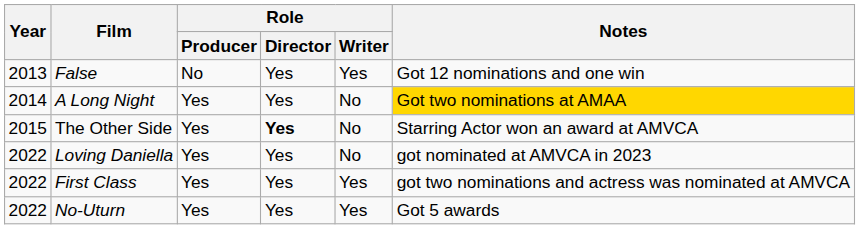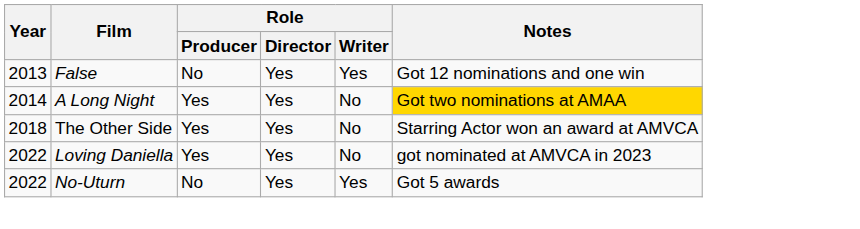(28, 127) 2015 -> (28, 127) 2018
(280, 127) bold -> (279, 127) normal
- row: (96, 182)
(195, 210) Yes -> (192, 182) No
